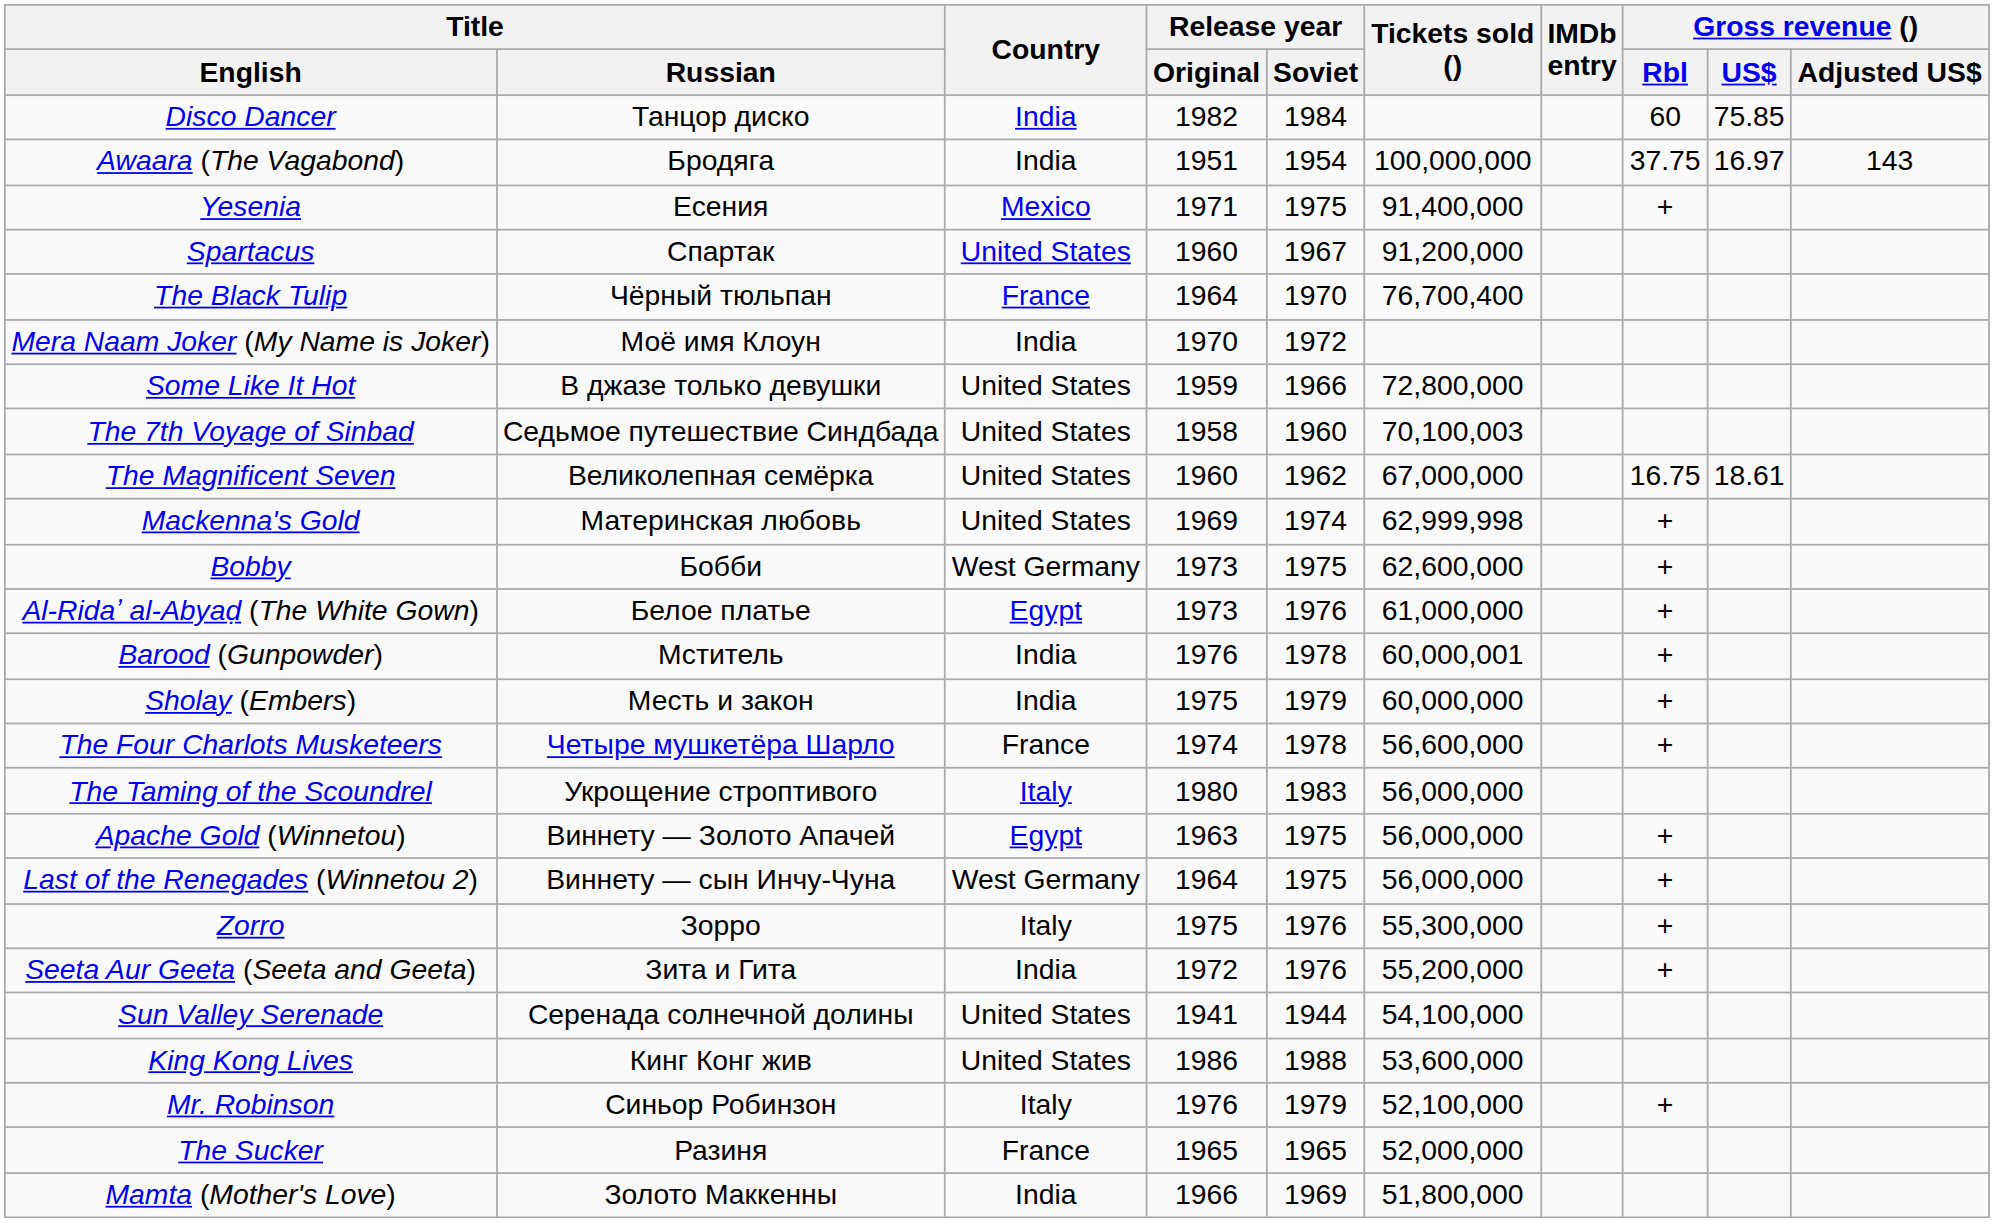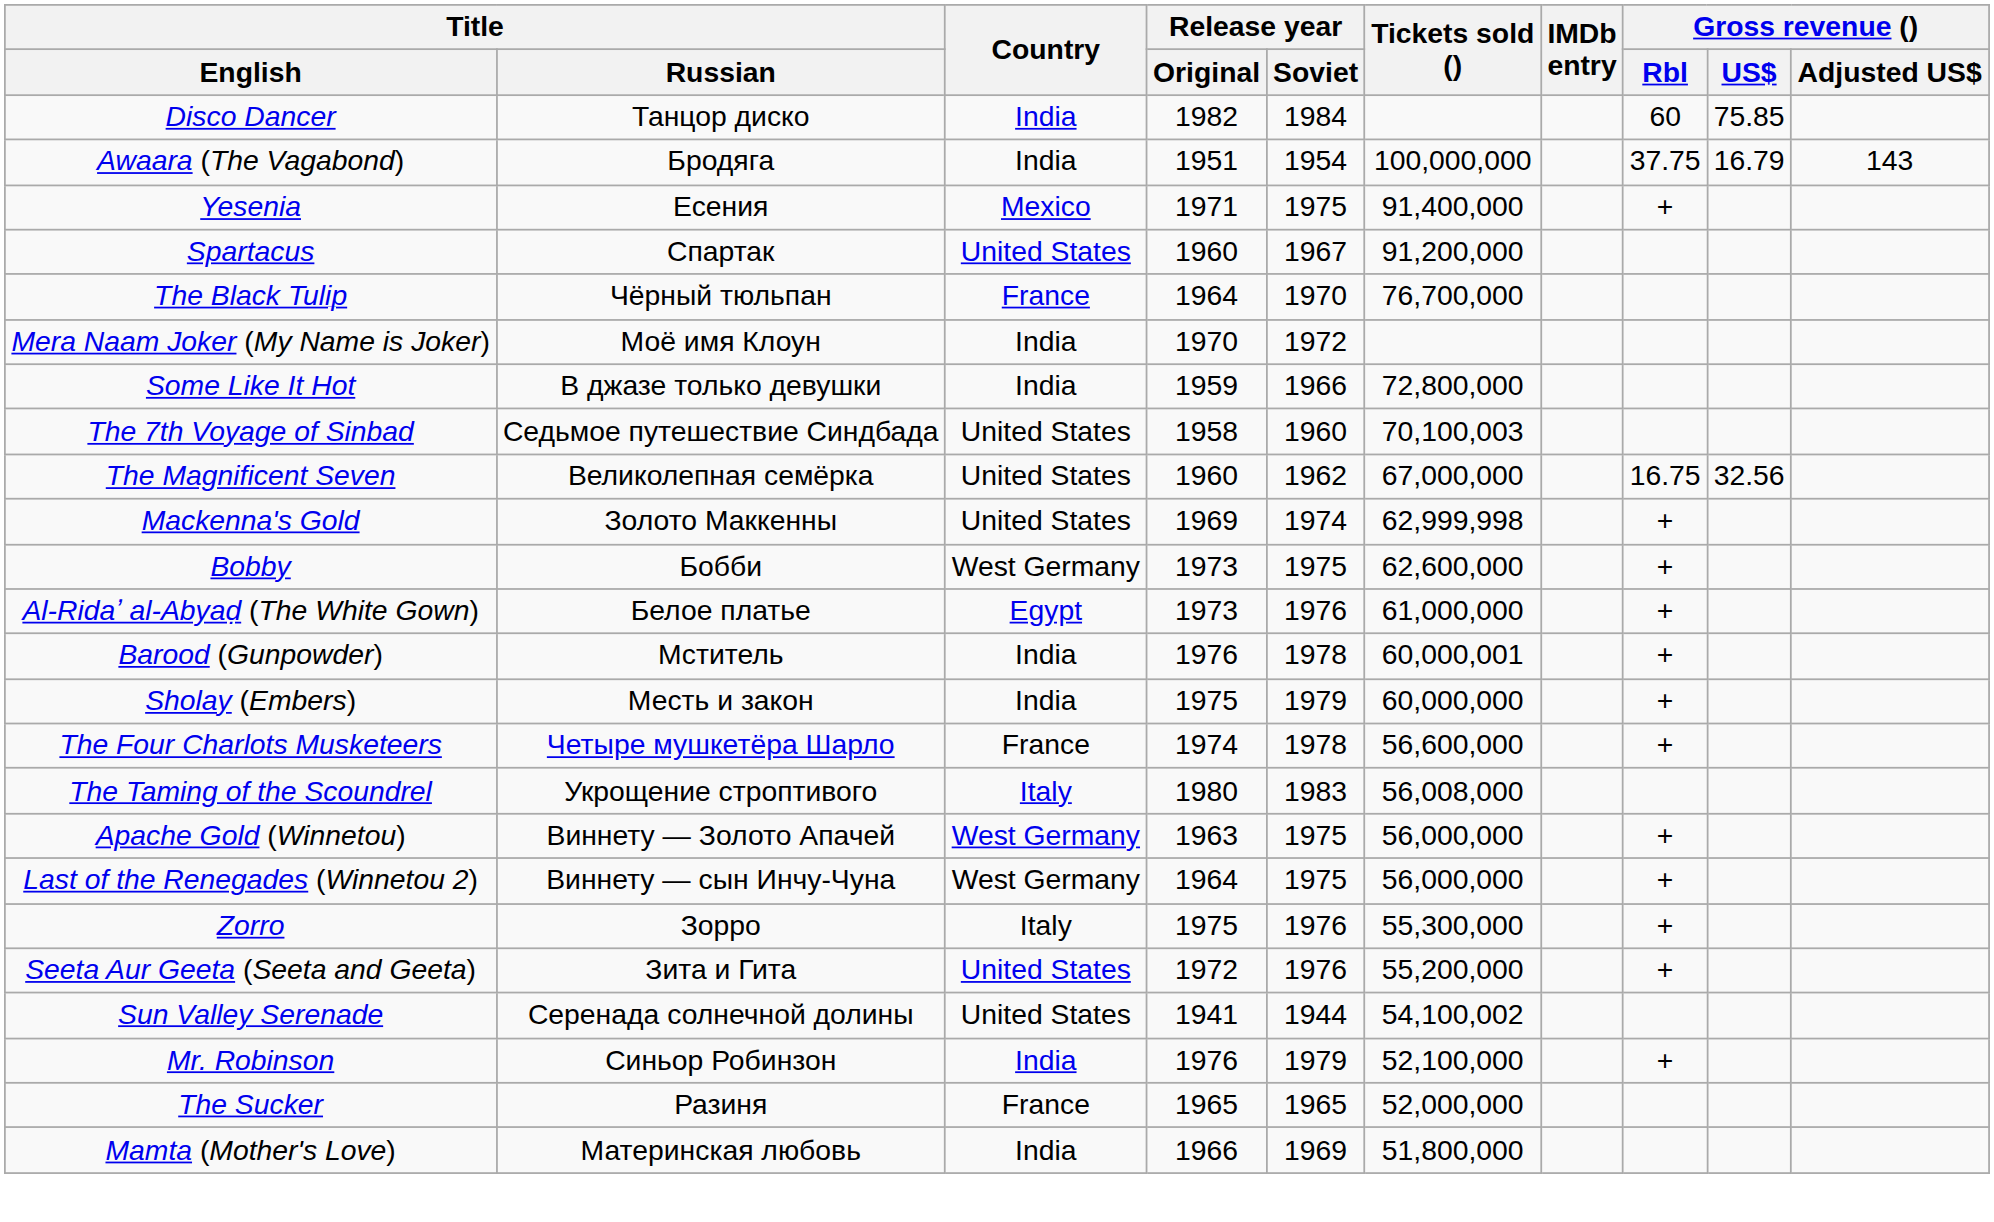(1749, 161) 16.97 -> (1749, 161) 16.79
(1453, 296) 76,700,400 -> (1453, 296) 76,700,000
(1046, 386) United States -> (1046, 386) India
(1749, 476) 18.61 -> (1749, 476) 32.56
(721, 521) Материнская любовь -> (721, 521) Золото Маккенны
(1453, 790) 56,000,000 -> (1453, 790) 56,008,000
(1046, 835) Egypt -> (1046, 835) West Germany
(1046, 970) India -> (1046, 970) United States
(1453, 1015) 54,100,000 -> (1453, 1015) 54,100,002
- row: (251, 1059)
(1046, 1104) Italy -> (1046, 1059) India
(721, 1194) Золото Маккенны -> (721, 1149) Материнская любовь
